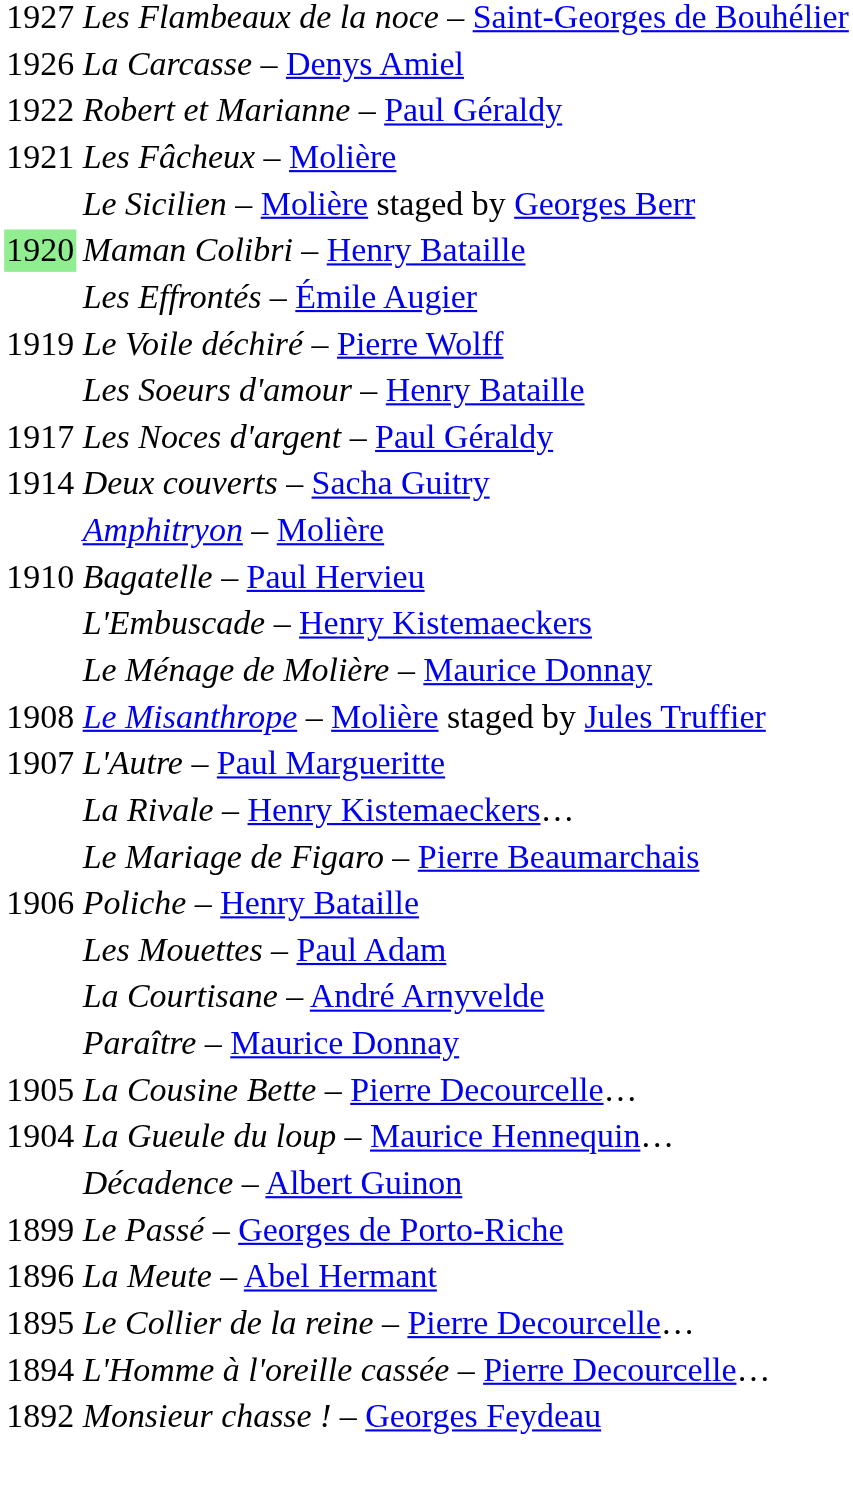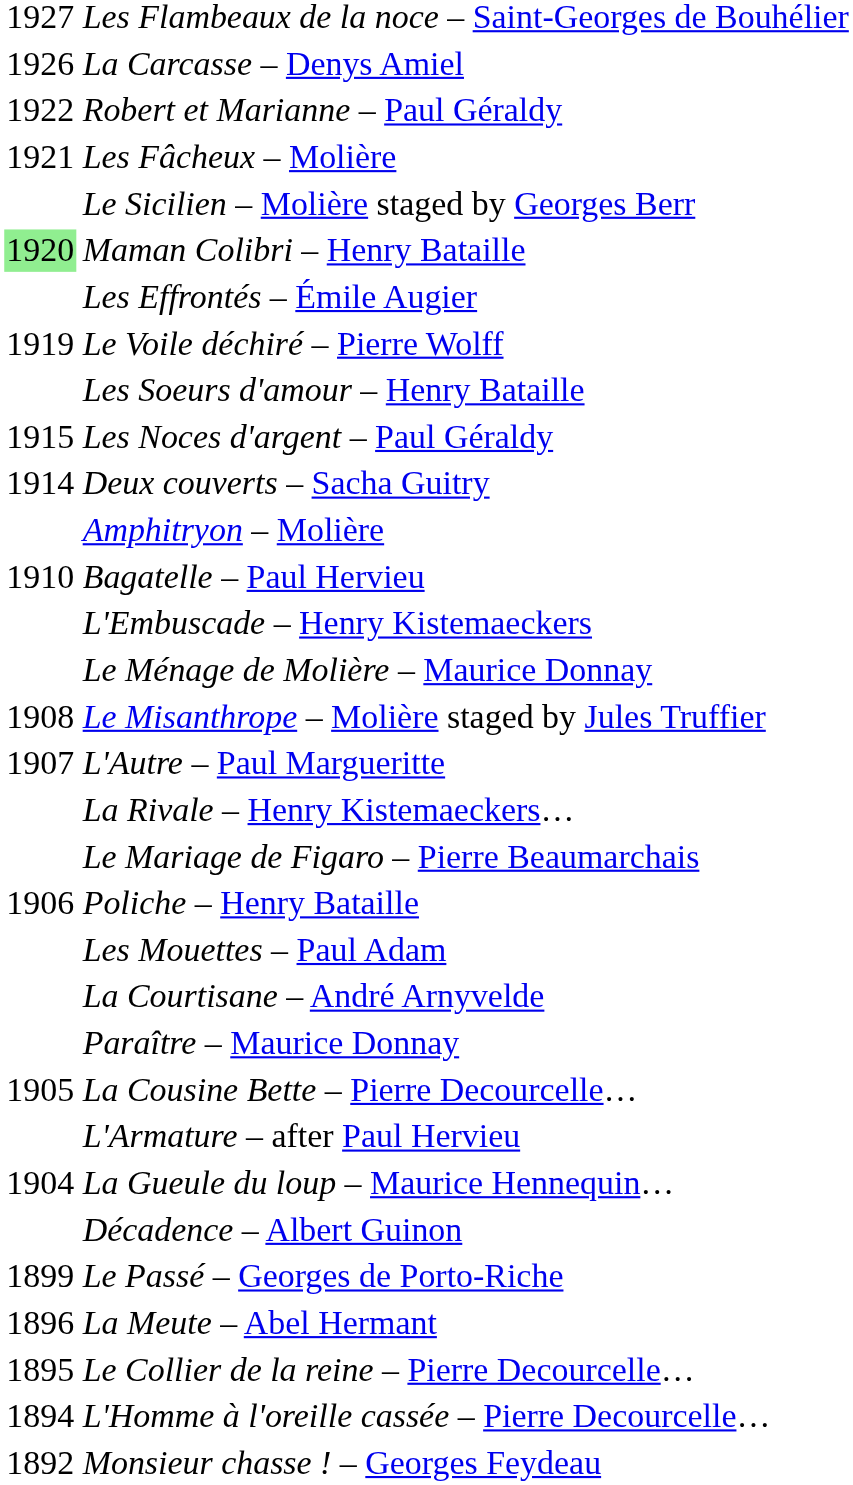(40, 436) 1917 -> (40, 436) 1915
+ row: (301, 1136)
